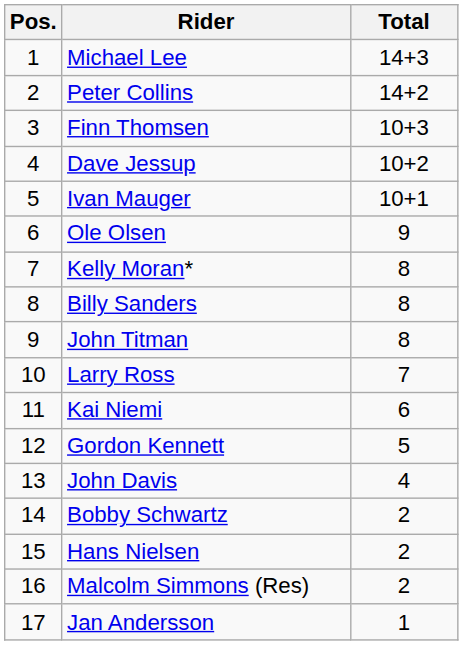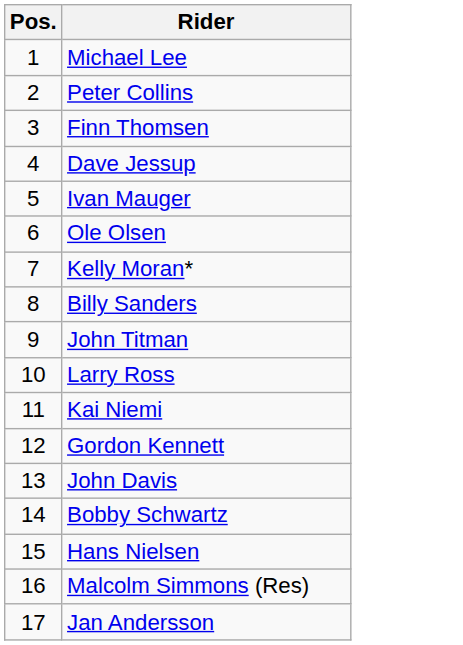- column: (404, 22)
